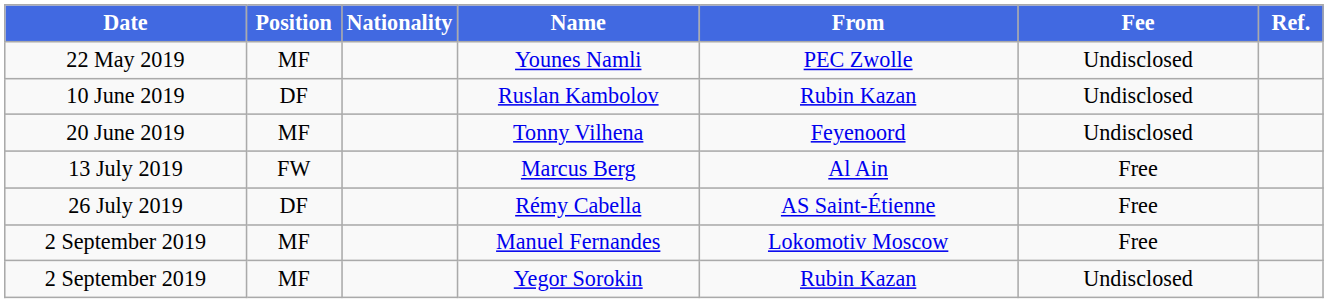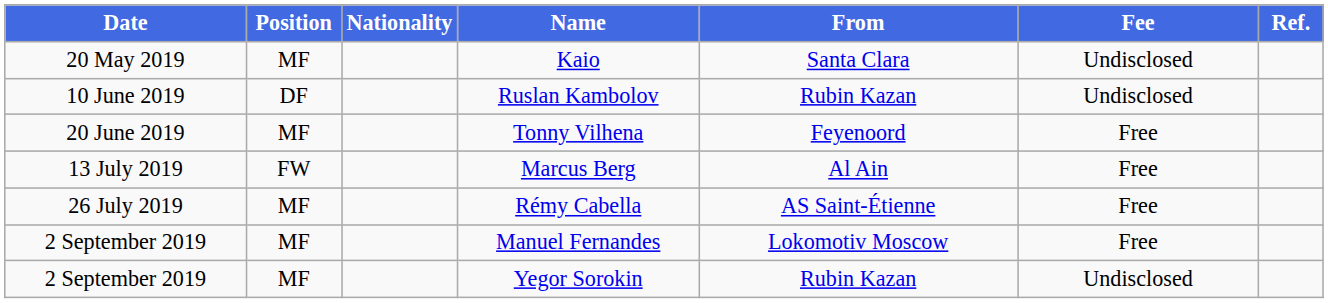+ row: (578, 59)
- row: (578, 59)
(1138, 132) Undisclosed -> (1138, 132) Free
(294, 206) DF -> (294, 206) MF
